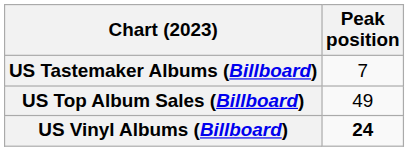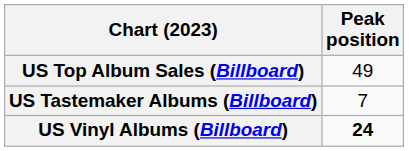rows swapped: (163, 70) <-> (163, 100)
